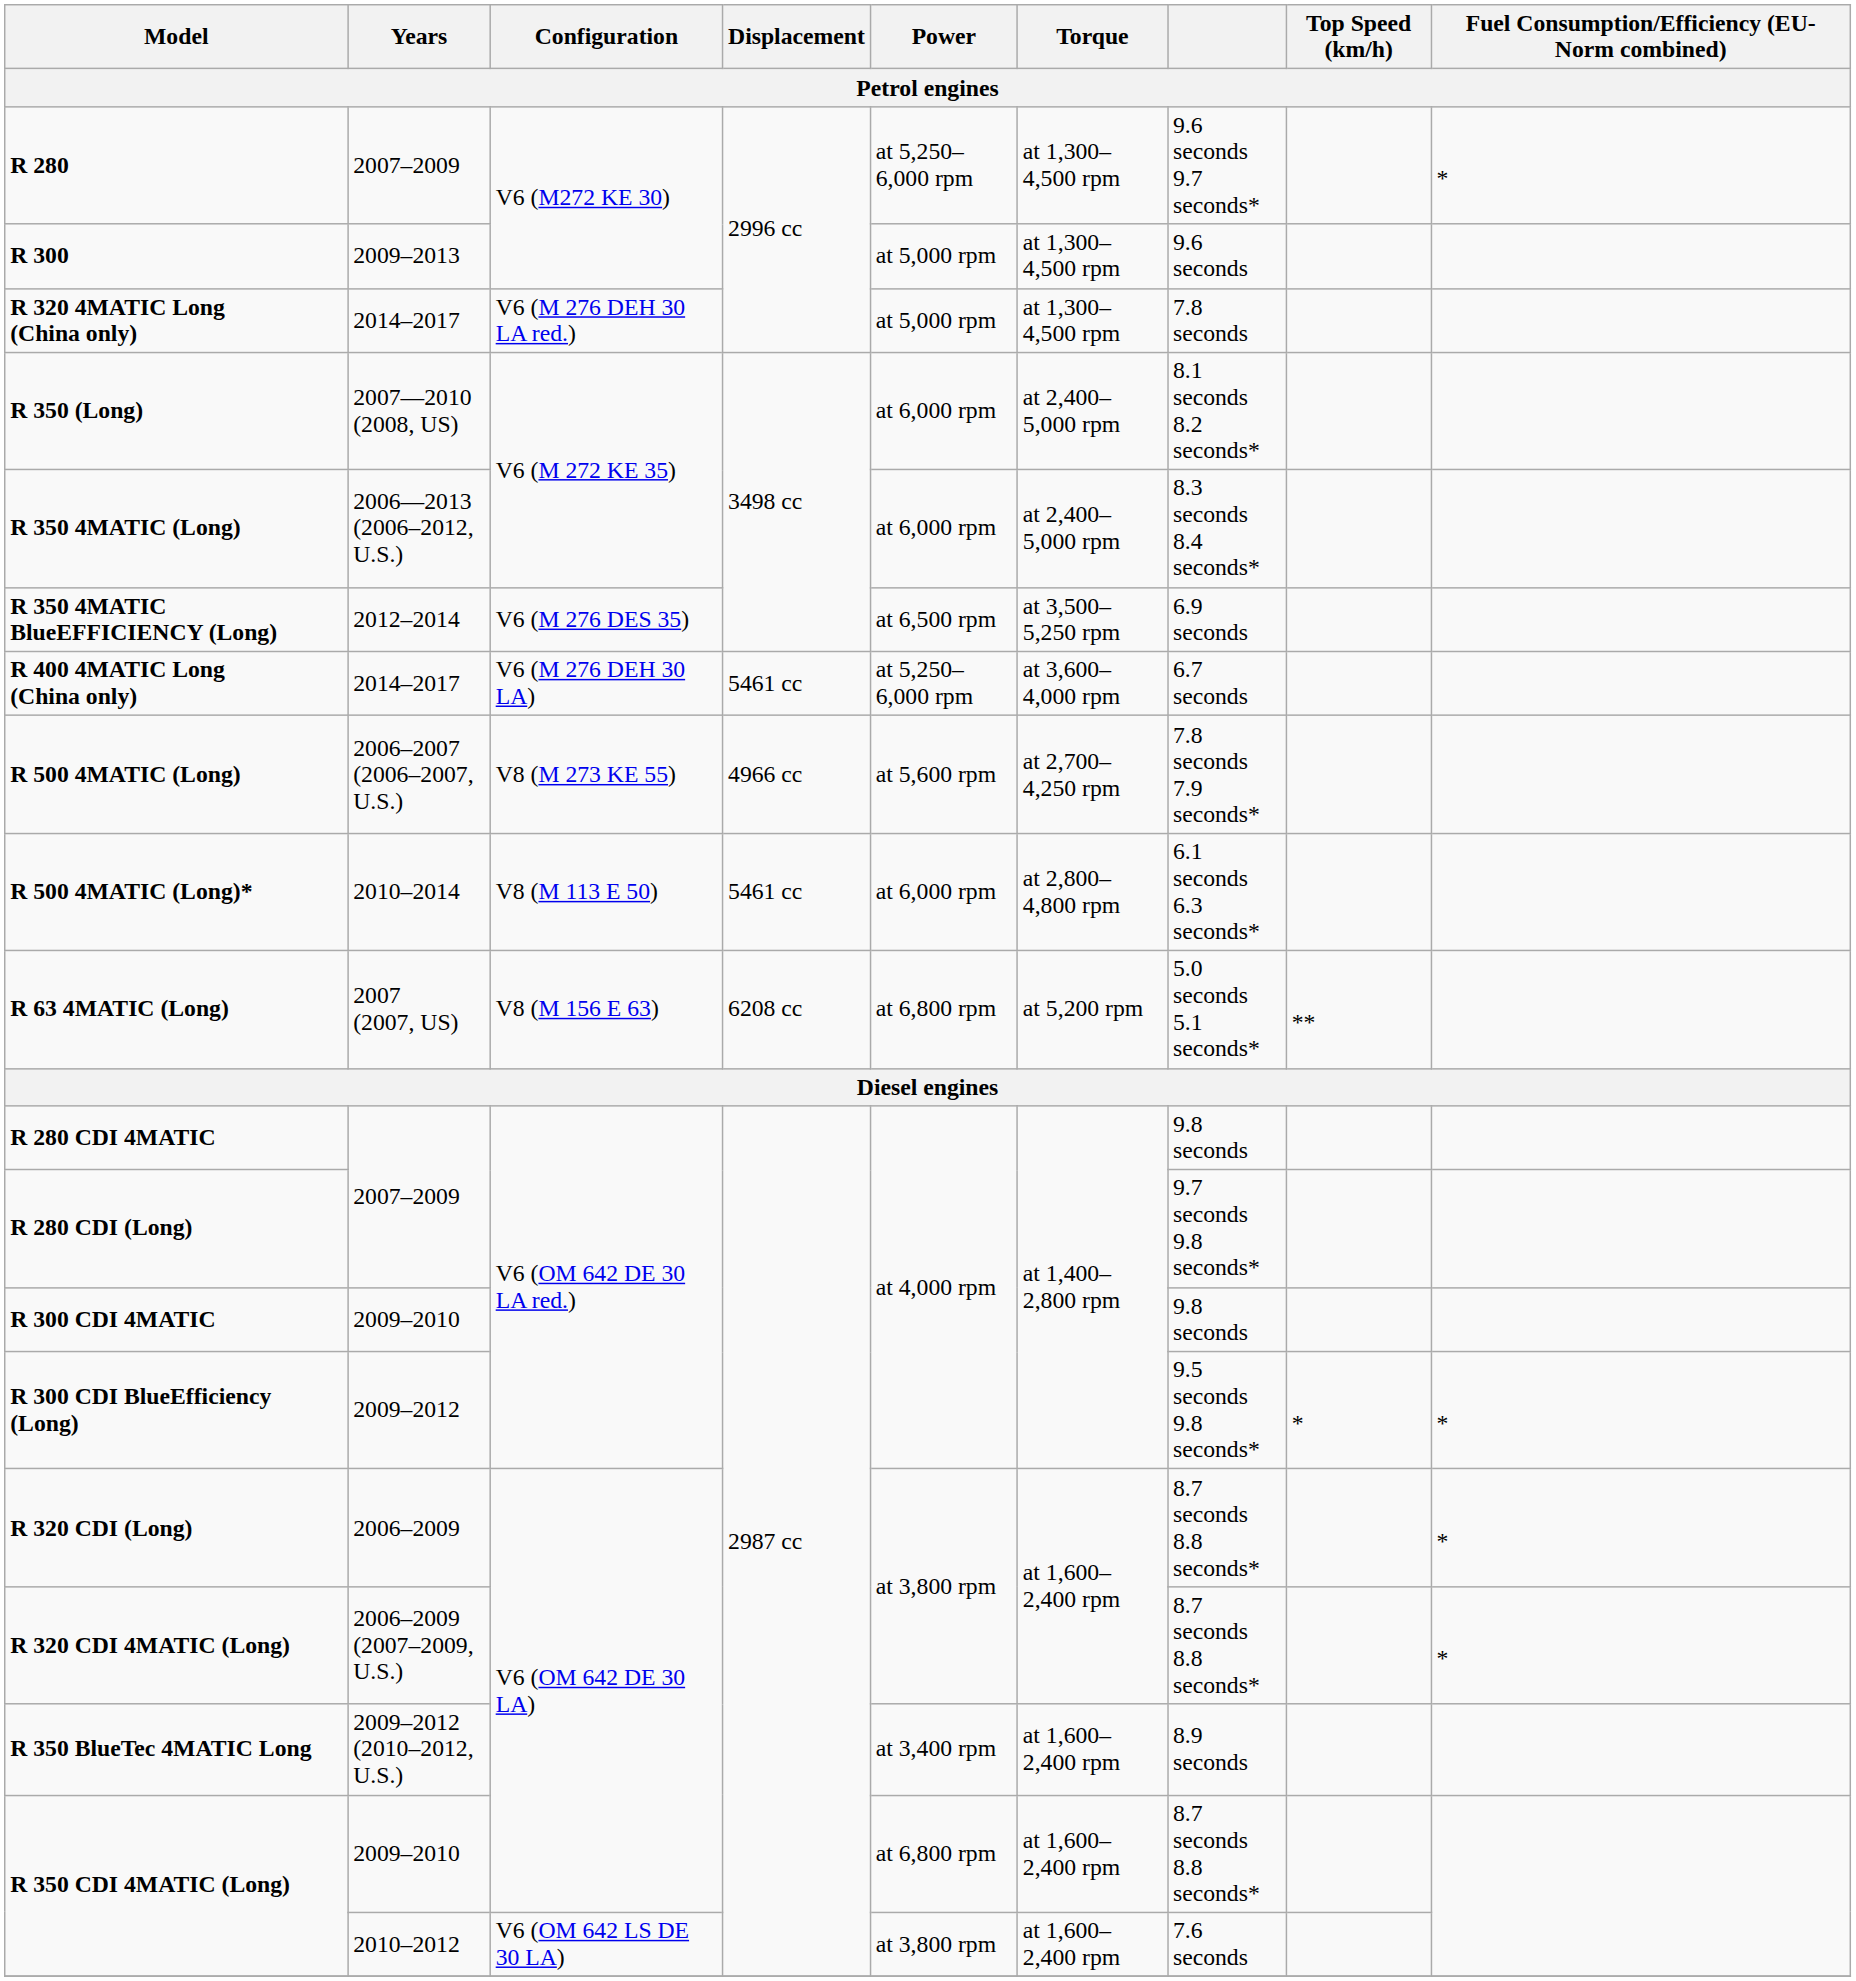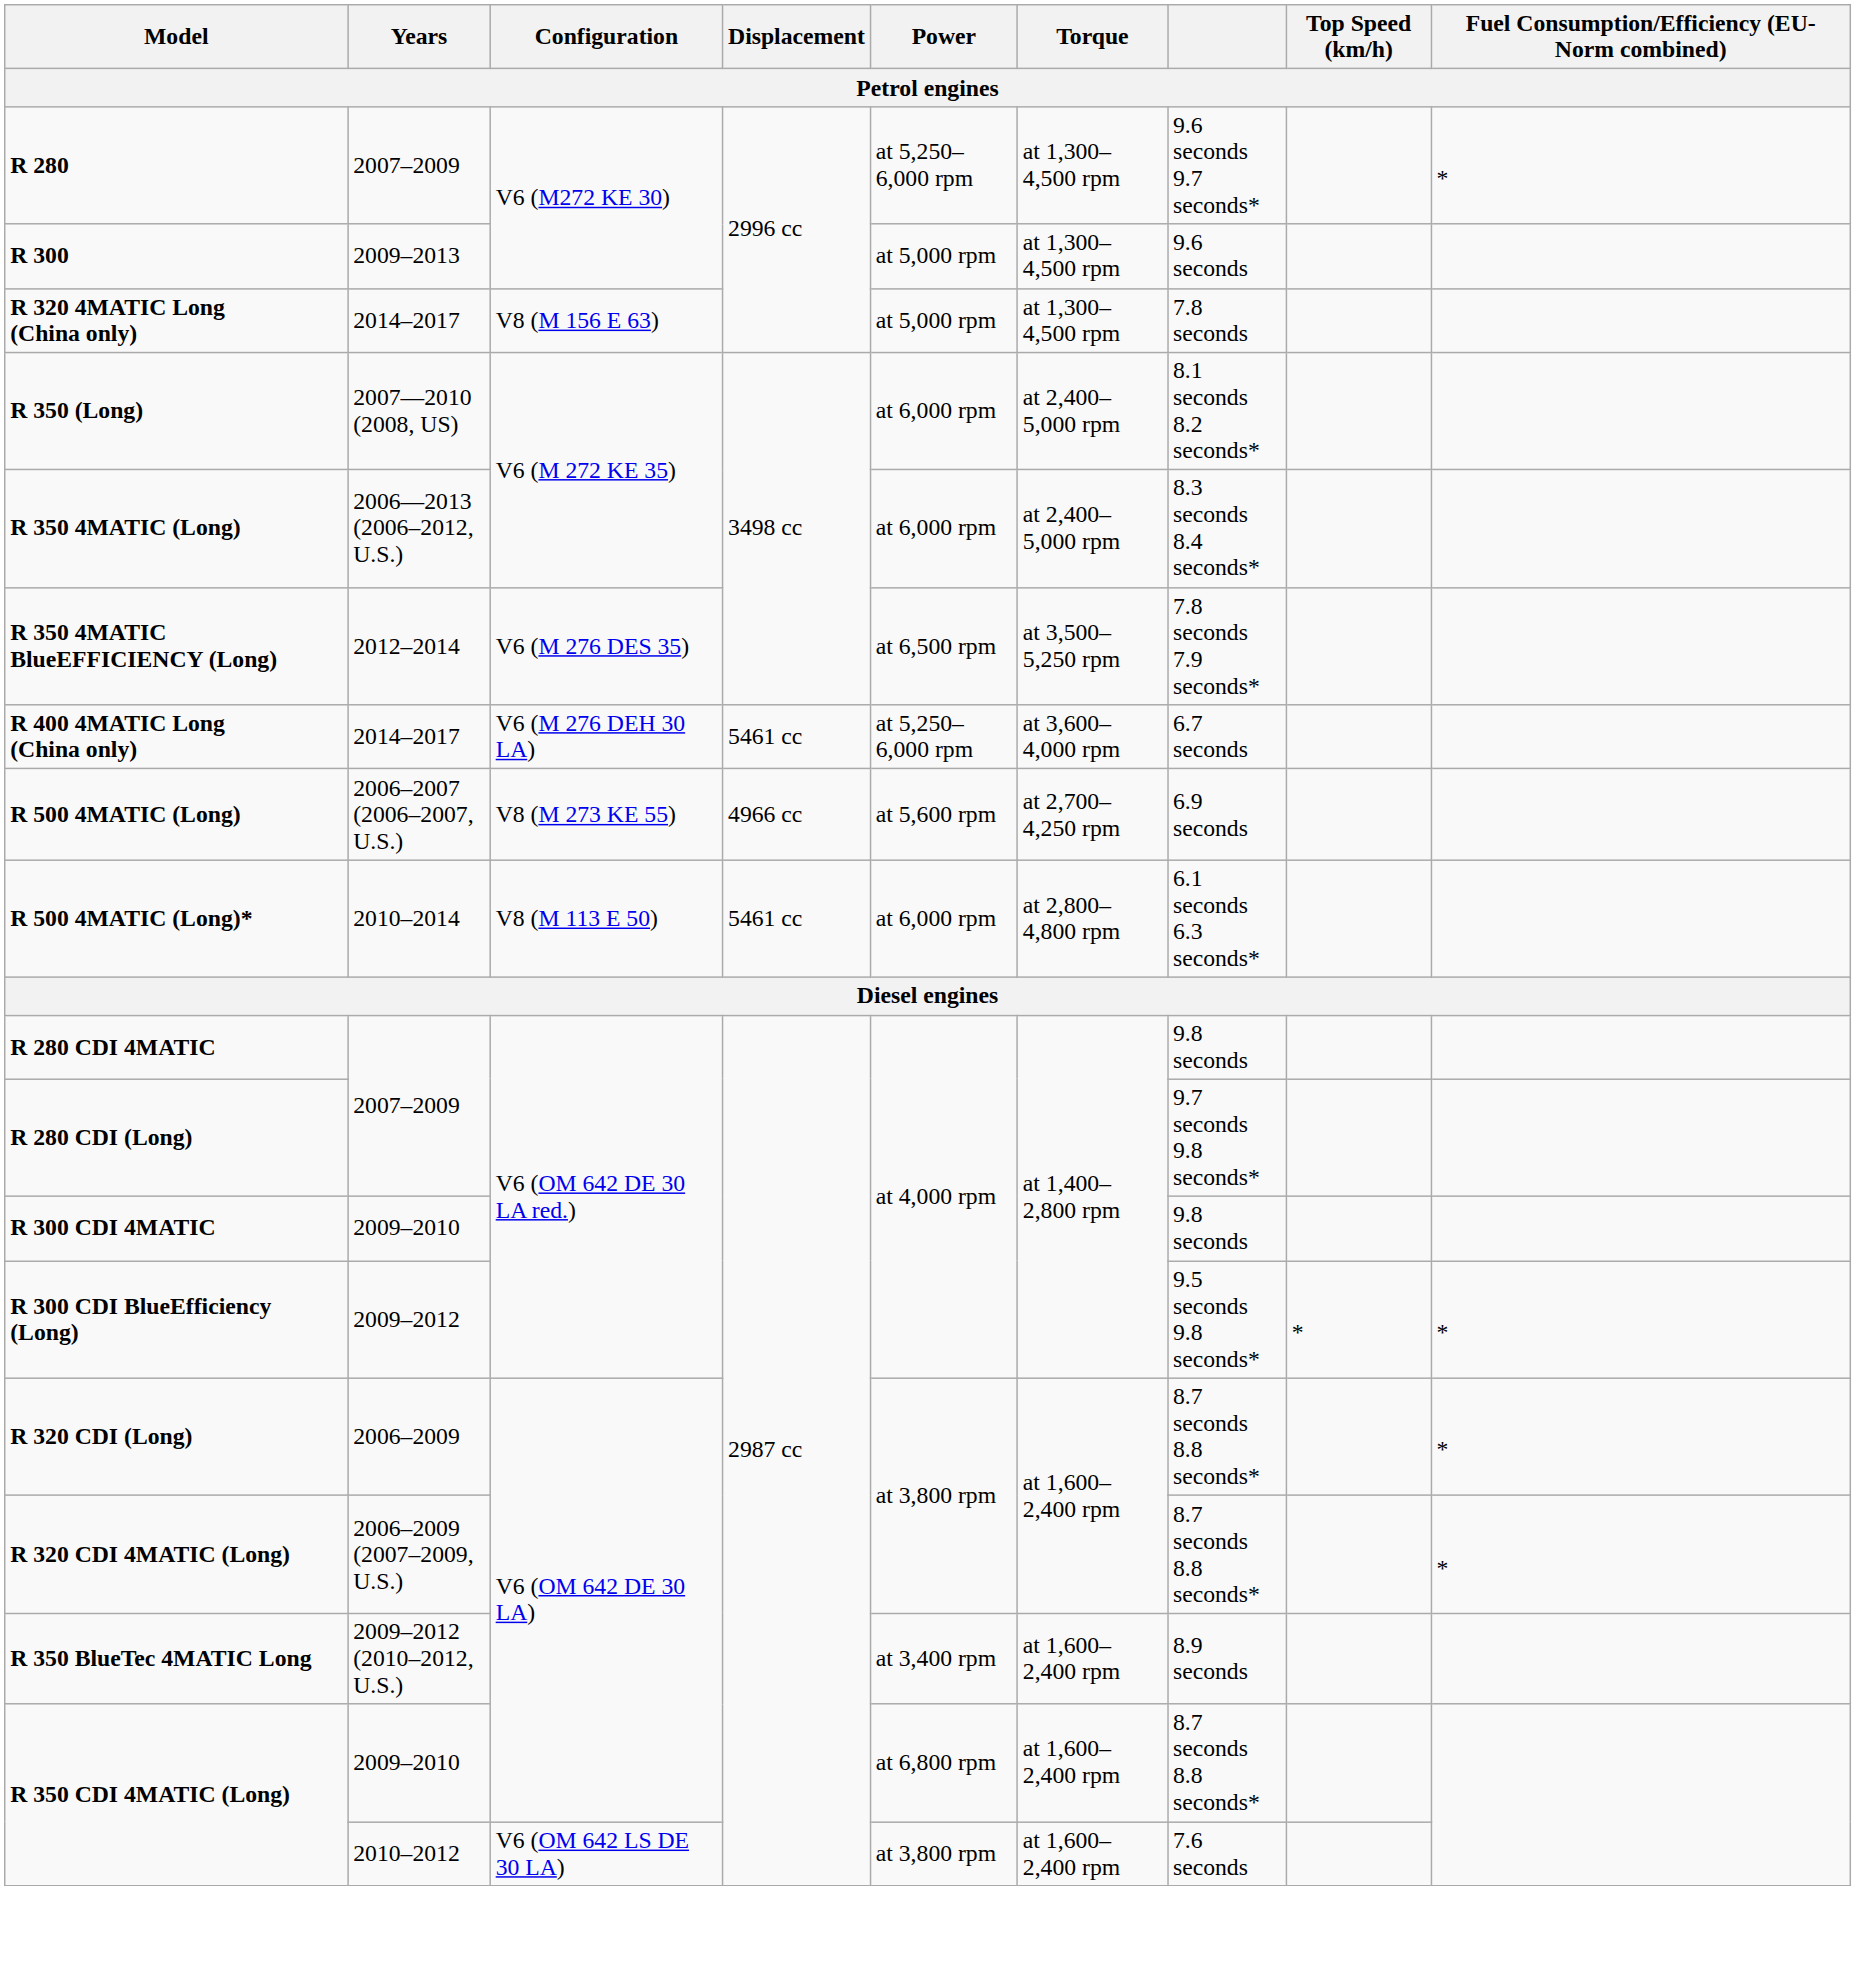(590, 320) V6 (M 276 DEH 30 LA red.) -> (577, 320) V8 (M 156 E 63)
(1210, 619) 6.9 seconds -> (1216, 645) 7.8 seconds 7.9 seconds*
(1216, 774) 7.8 seconds 7.9 seconds* -> (1210, 814) 6.9 seconds
- row: (119, 1009)
